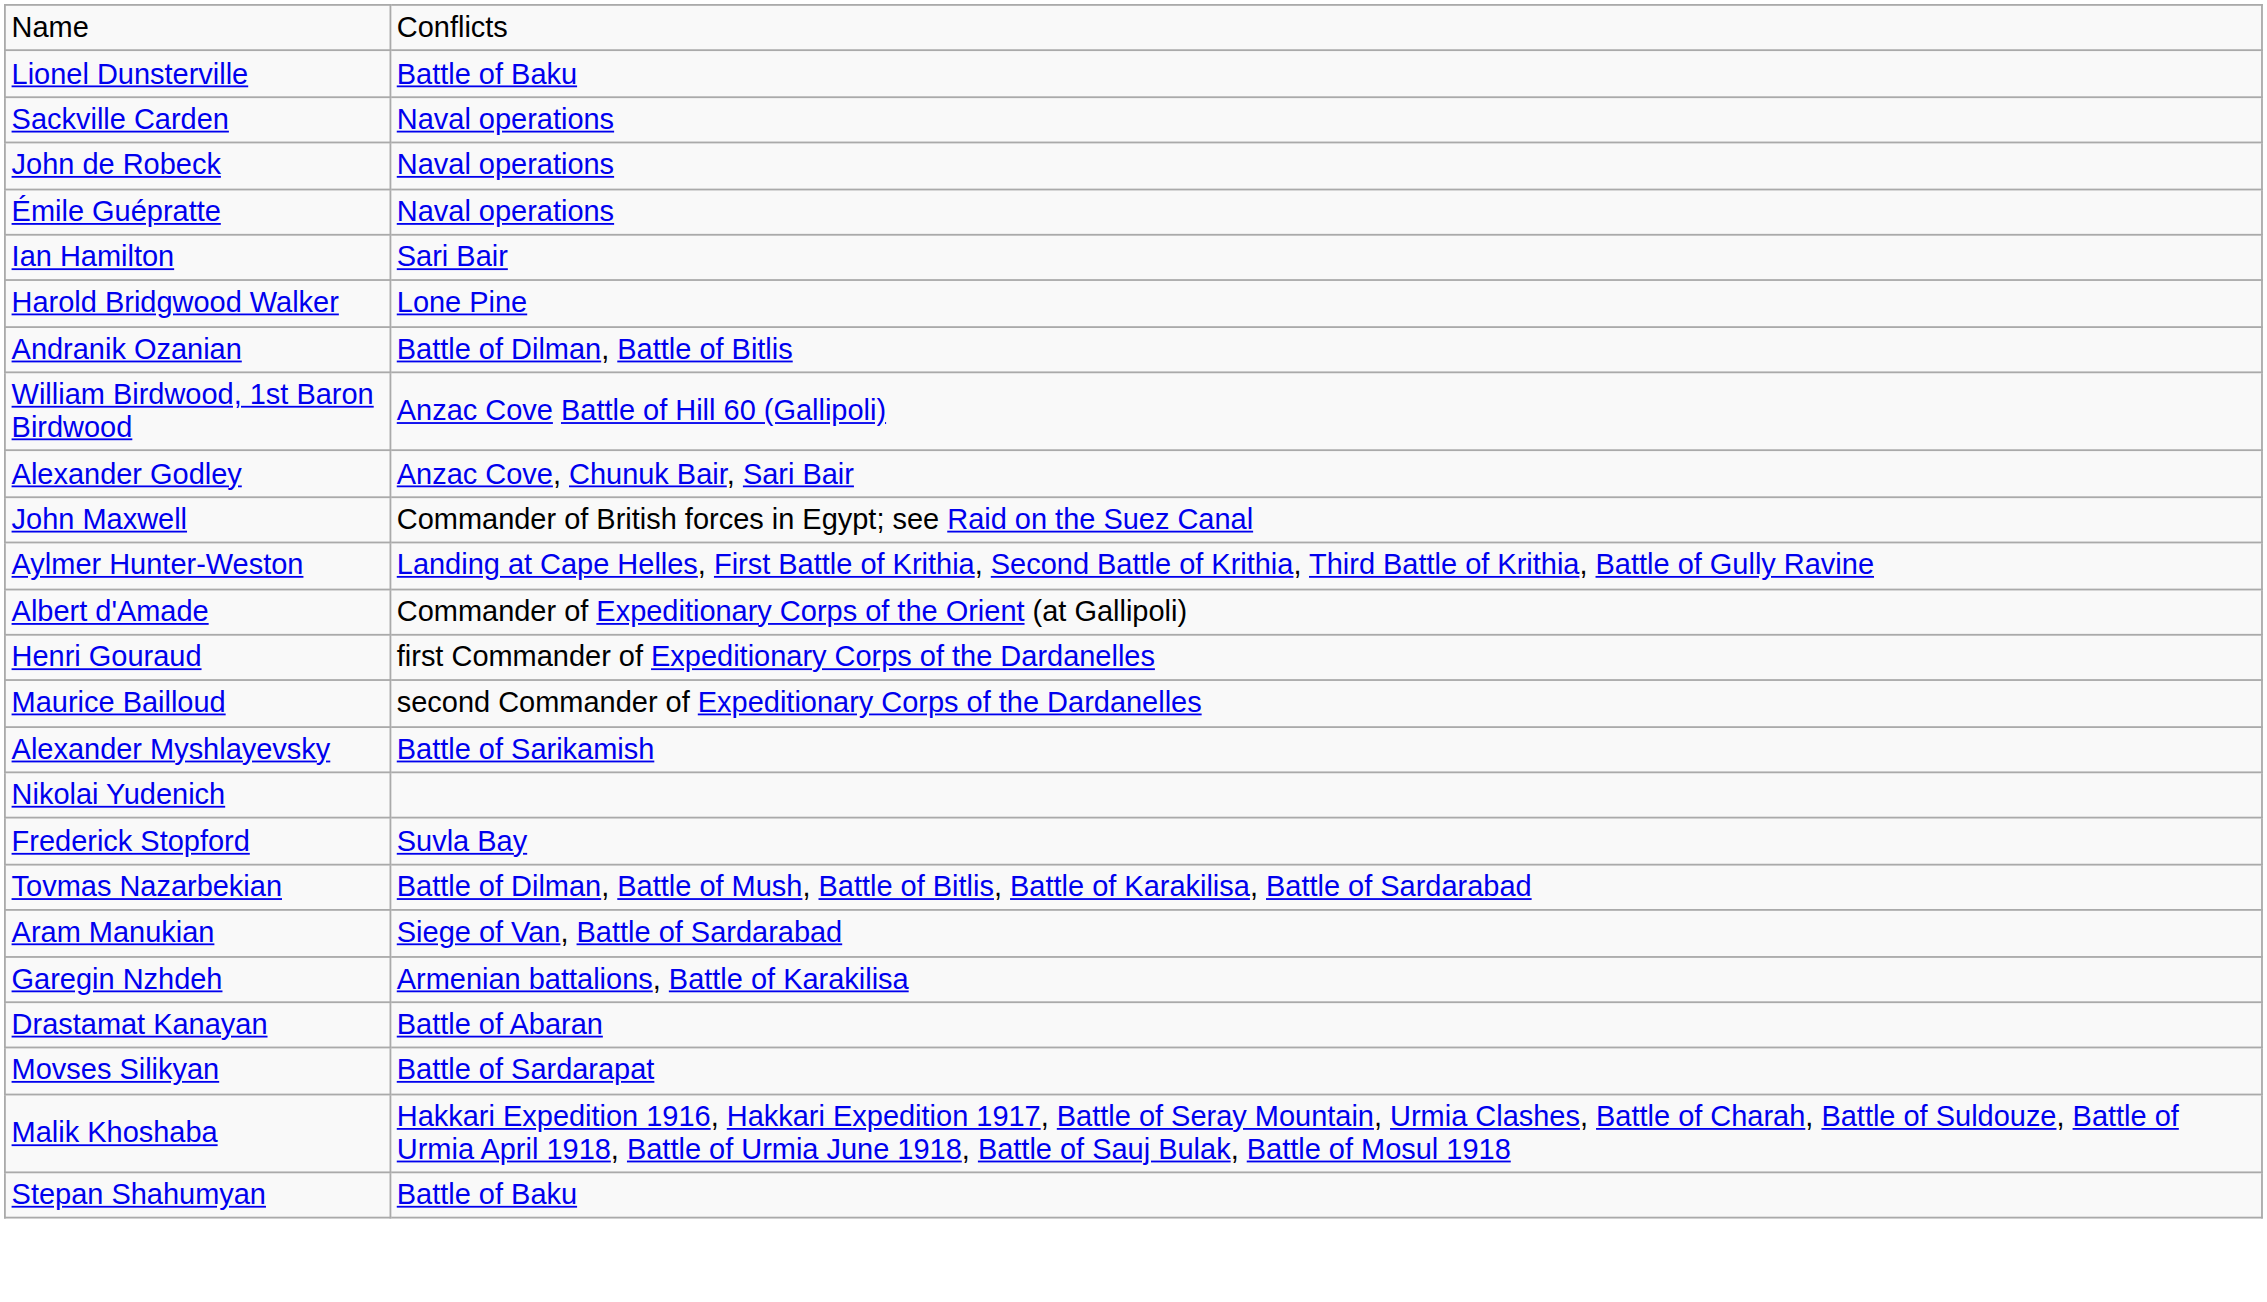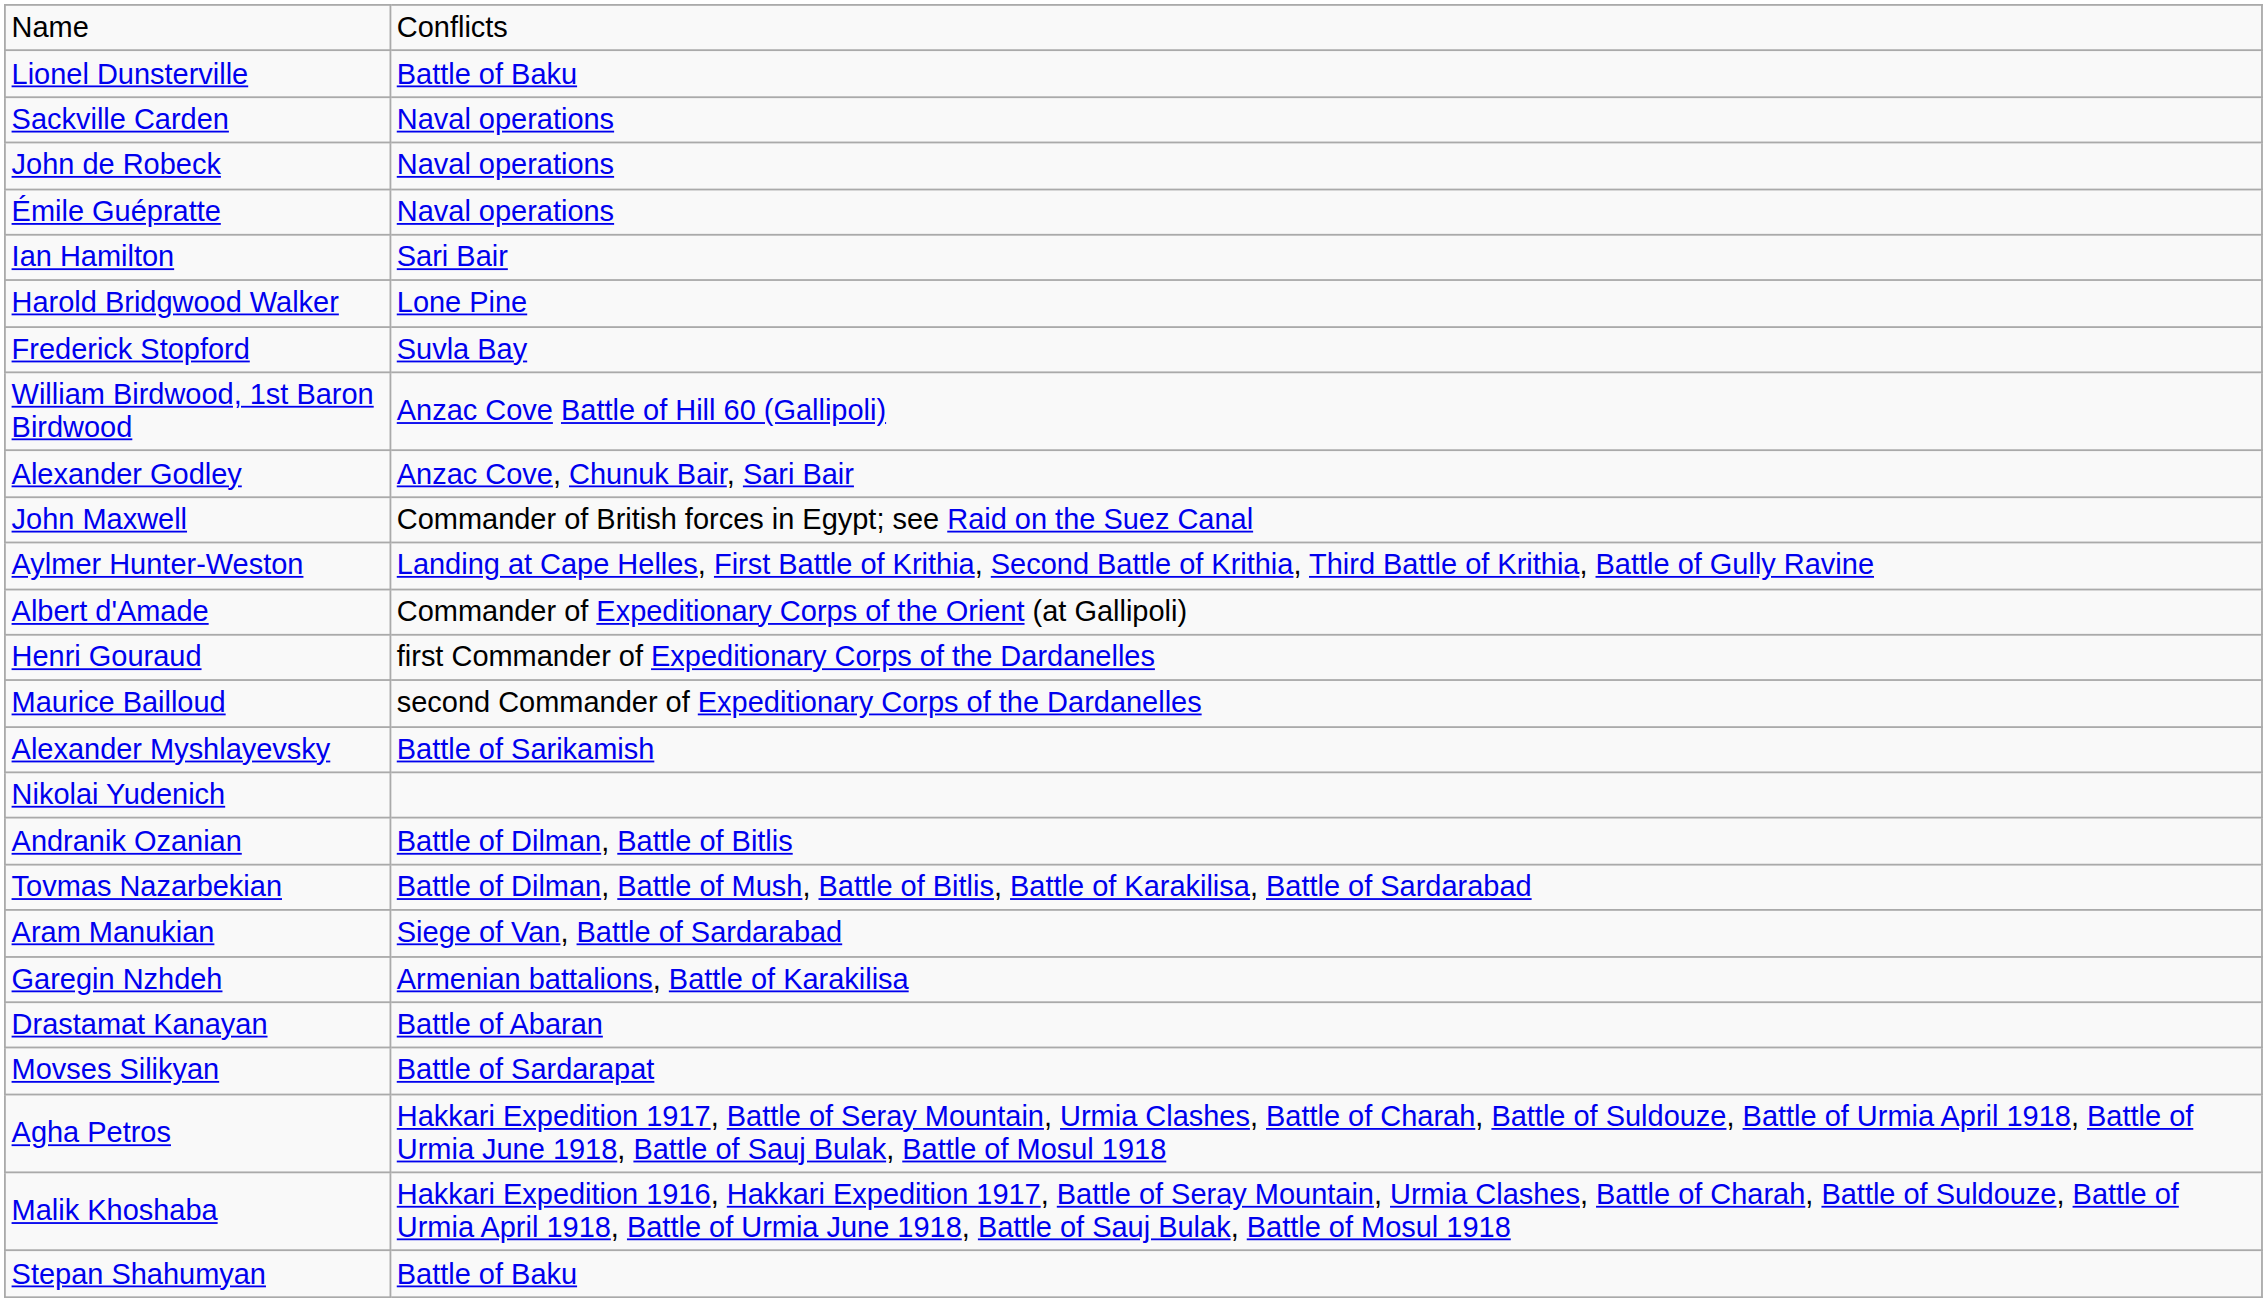rows swapped: (131, 840) <-> (127, 348)
+ row: (91, 1132)
